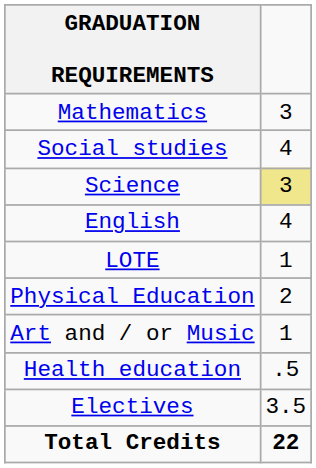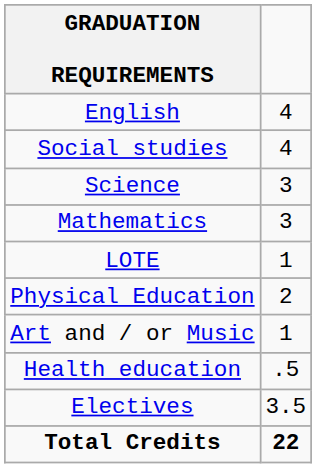rows swapped: (132, 223) <-> (132, 112)
(286, 186) khaki background -> (286, 186) no background
